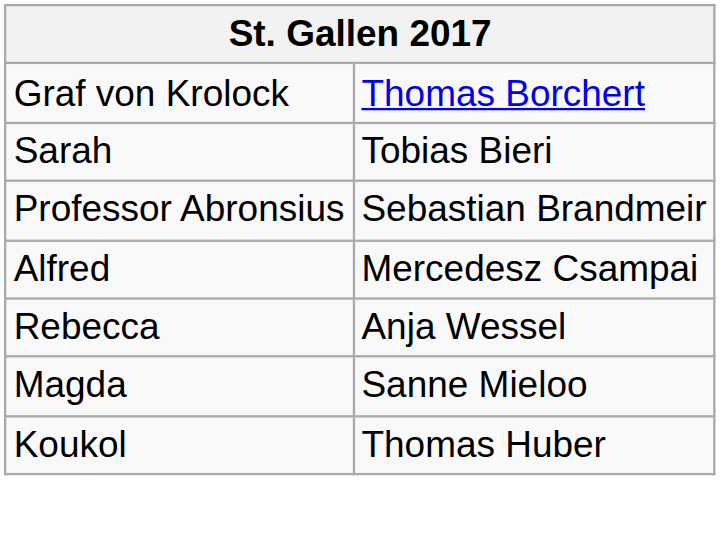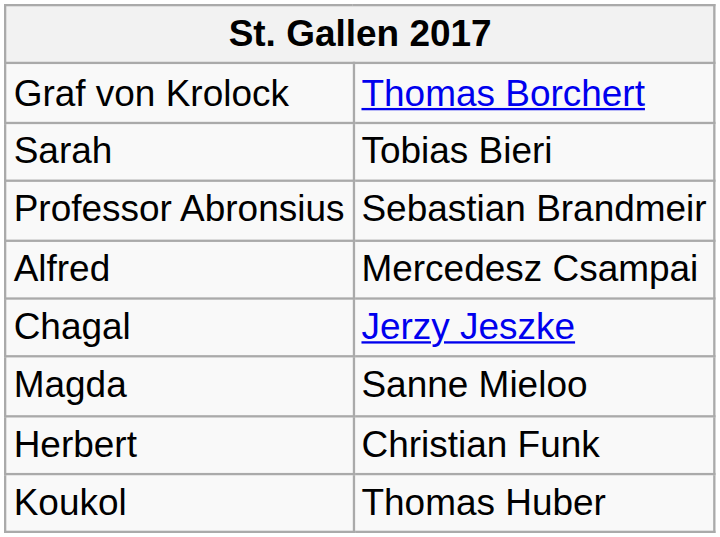+ row: (72, 326)
- row: (87, 326)
+ row: (75, 444)
